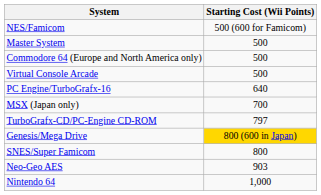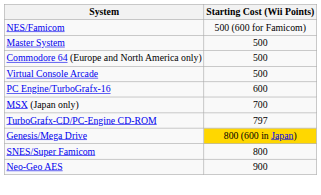(260, 89) 640 -> (260, 89) 600
(260, 167) 903 -> (260, 167) 900
- row: (31, 182)
